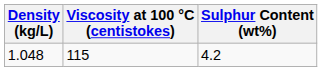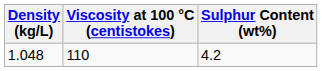(78, 54) 115 -> (78, 54) 110
